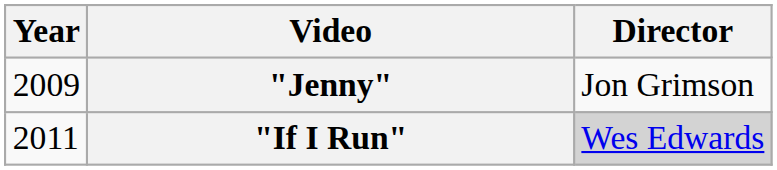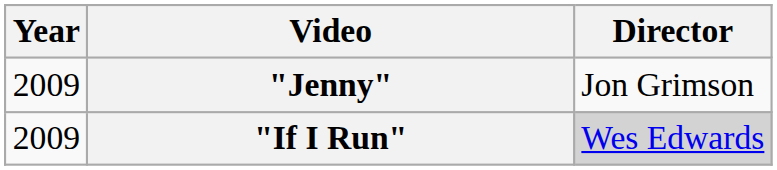(46, 137) 2011 -> (46, 137) 2009
